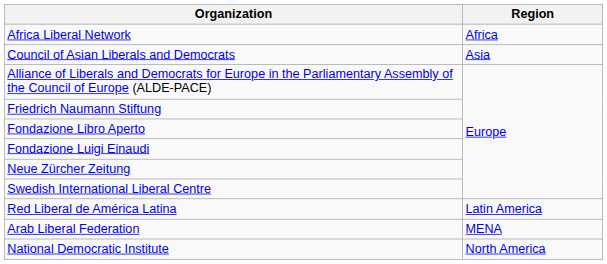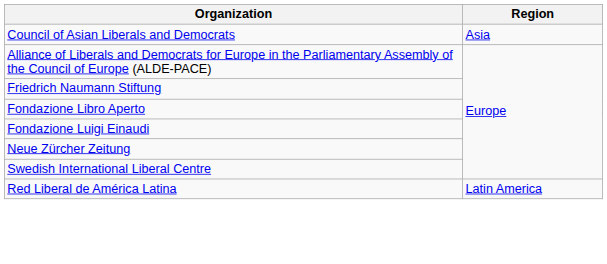- row: (69, 34)
- row: (73, 229)
- row: (88, 249)
